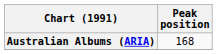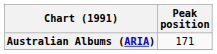(185, 41) 168 -> (185, 41) 171
